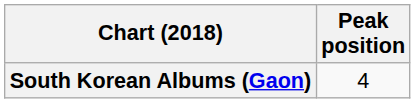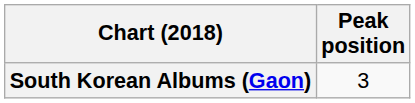(363, 80) 4 -> (363, 80) 3
